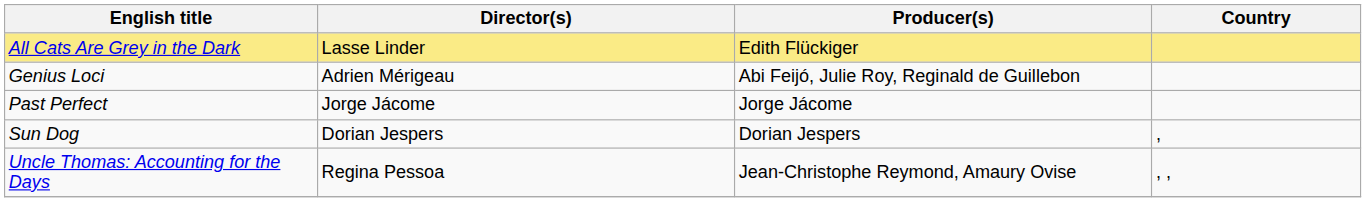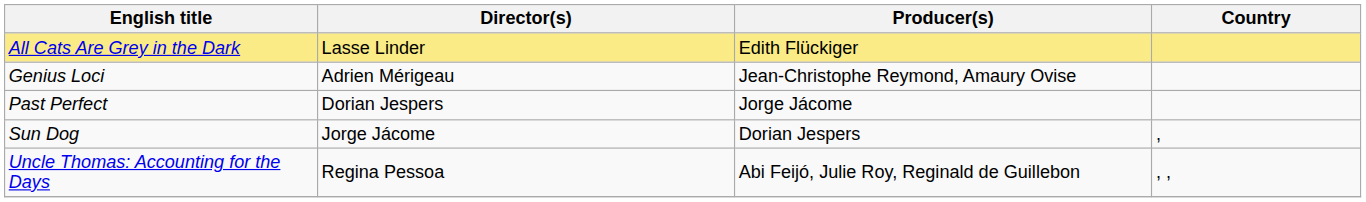(909, 76) Abi Feijó, Julie Roy, Reginald de Guillebon -> (908, 76) Jean-Christophe Reymond, Amaury Ovise
(378, 104) Jorge Jácome -> (382, 104) Dorian Jespers
(382, 133) Dorian Jespers -> (378, 133) Jorge Jácome
(908, 172) Jean-Christophe Reymond, Amaury Ovise -> (909, 172) Abi Feijó, Julie Roy, Reginald de Guillebon
